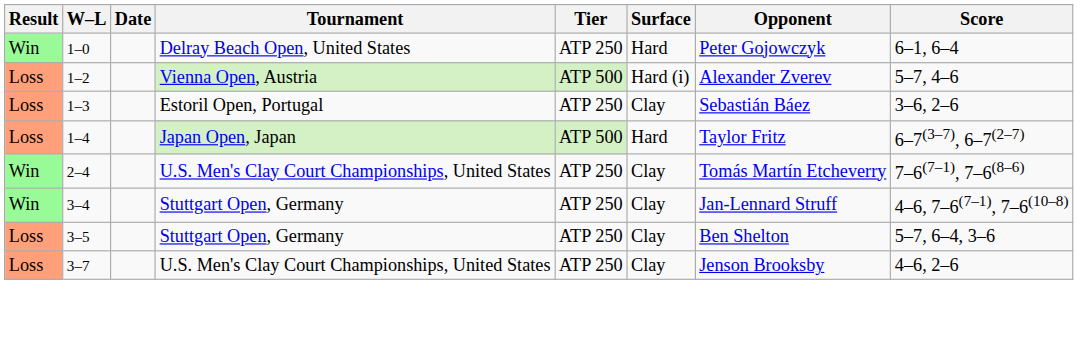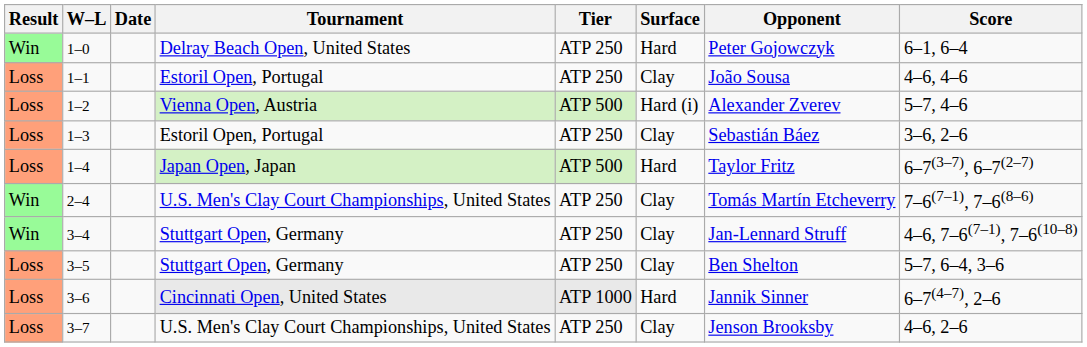+ row: (78, 77)
+ row: (78, 297)
